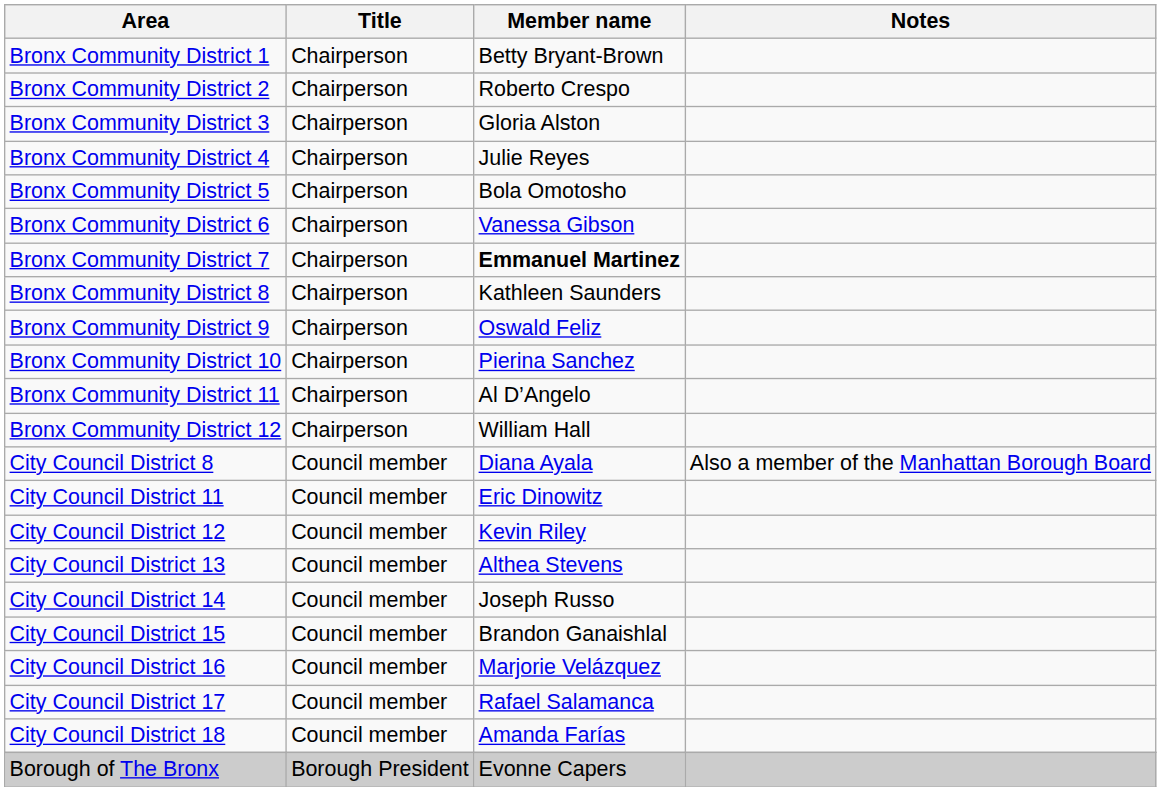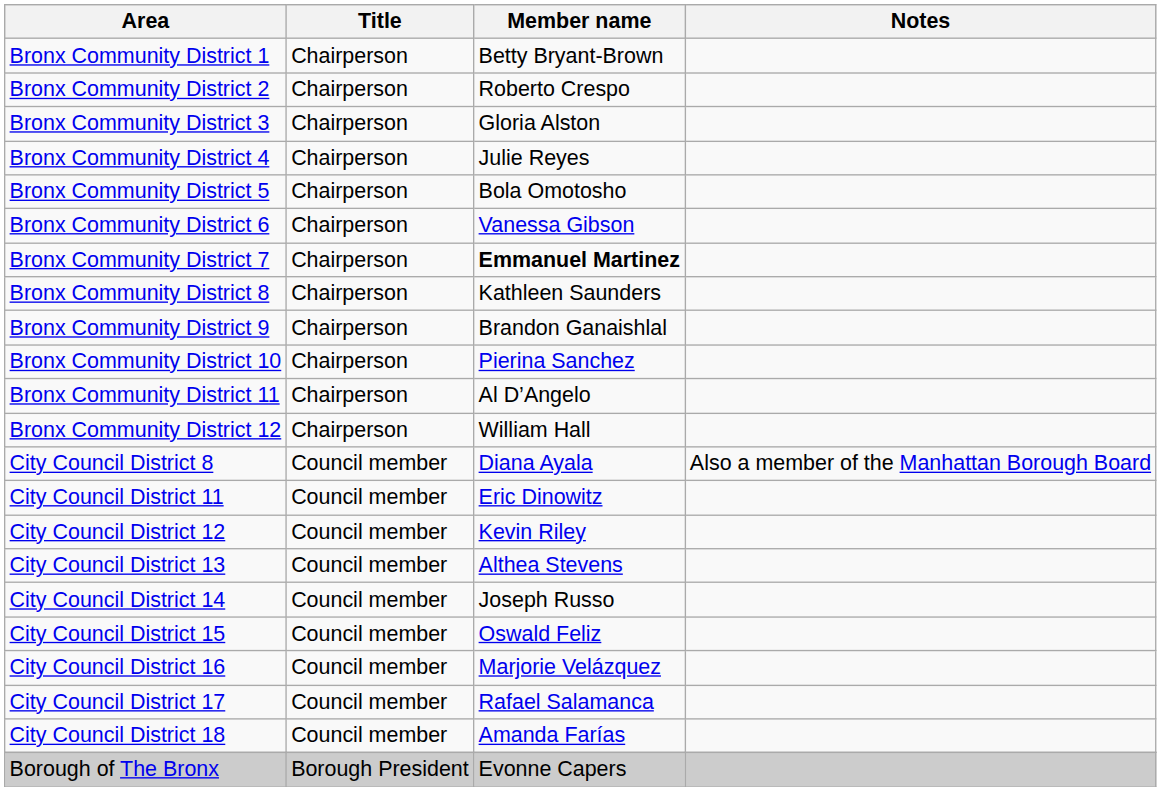(540, 327) Oswald Feliz -> (573, 327) Brandon Ganaishlal
(573, 633) Brandon Ganaishlal -> (540, 633) Oswald Feliz
